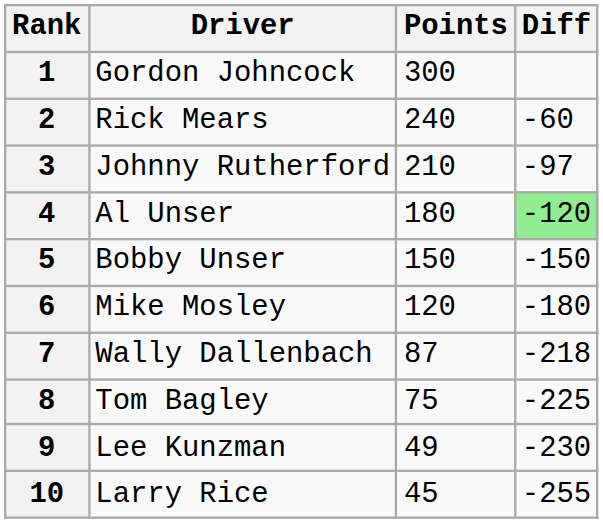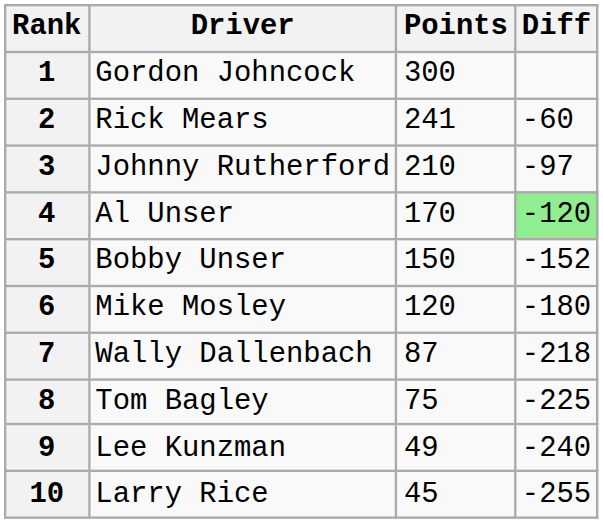(430, 122) 240 -> (430, 122) 241
(430, 215) 180 -> (430, 215) 170
(557, 262) -150 -> (557, 262) -152
(557, 449) -230 -> (557, 449) -240
